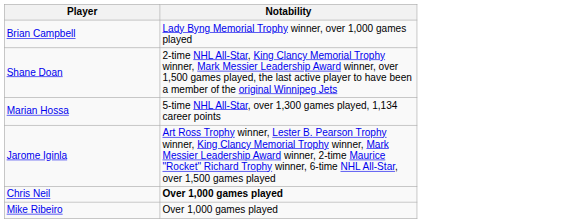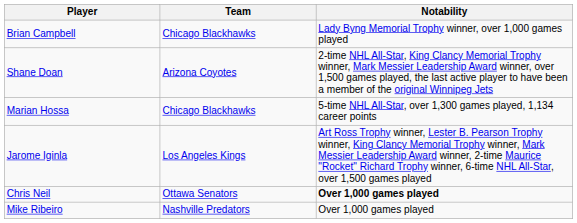+ column: (238, 12)
